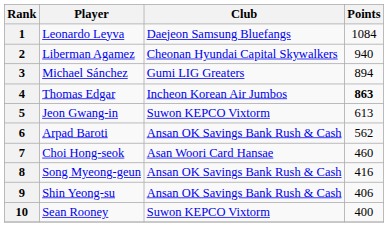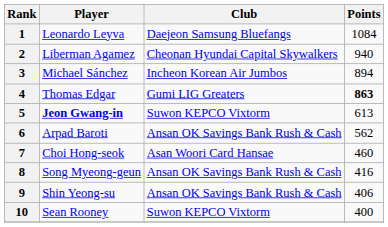(196, 73) Gumi LIG Greaters -> (217, 73) Incheon Korean Air Jumbos
(217, 93) Incheon Korean Air Jumbos -> (196, 93) Gumi LIG Greaters
(80, 113) normal -> (83, 113) bold
